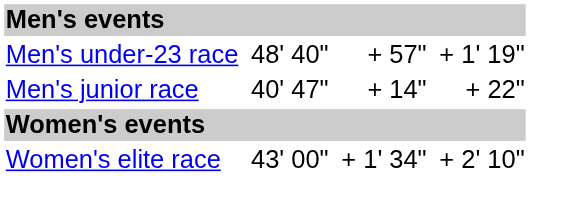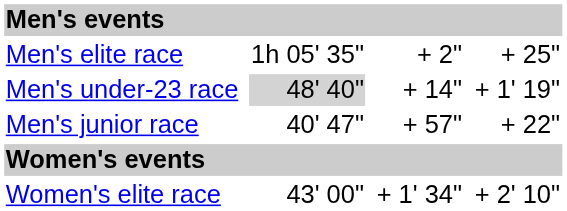+ row: (94, 54)
(290, 54) no background -> (325, 89) lightgrey background
(397, 54) + 57" -> (432, 89) + 14"
(397, 89) + 14" -> (432, 124) + 57"
